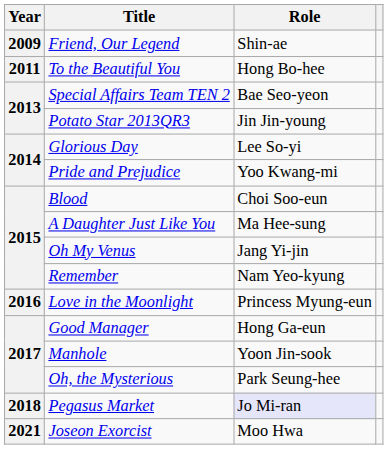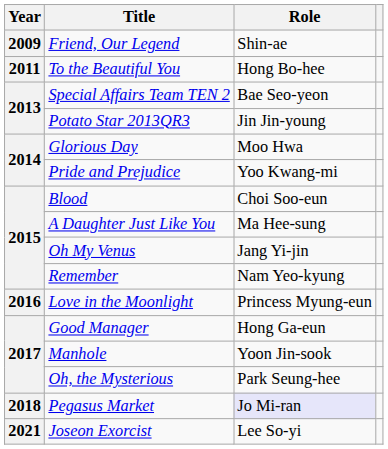(269, 146) Lee So-yi -> (270, 146) Moo Hwa
(270, 431) Moo Hwa -> (269, 431) Lee So-yi
